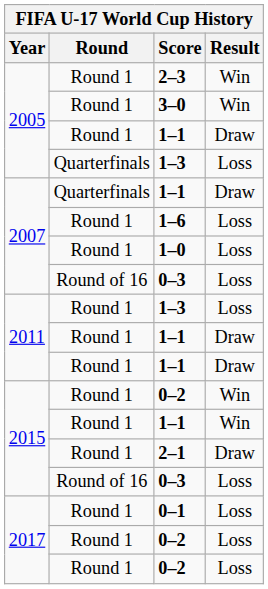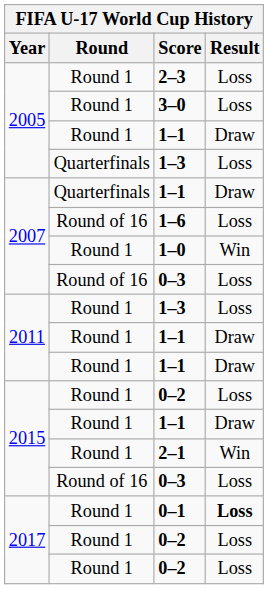(235, 76) Win -> (235, 76) Loss
(235, 105) Win -> (235, 105) Loss
(102, 221) Round 1 -> (102, 221) Round of 16
(235, 250) Loss -> (235, 250) Win
(235, 395) Win -> (235, 395) Loss
(235, 423) Win -> (235, 423) Draw
(235, 452) Draw -> (235, 452) Win
(235, 510) normal -> (235, 510) bold
